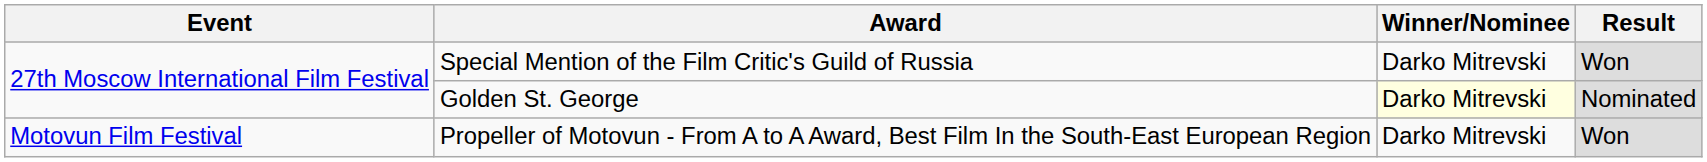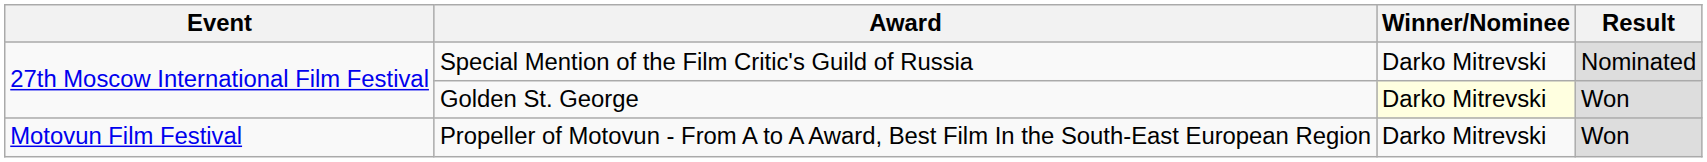(1605, 61) Won -> (1639, 61) Nominated
(1639, 99) Nominated -> (1605, 99) Won
